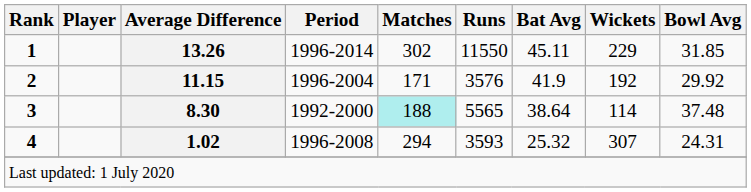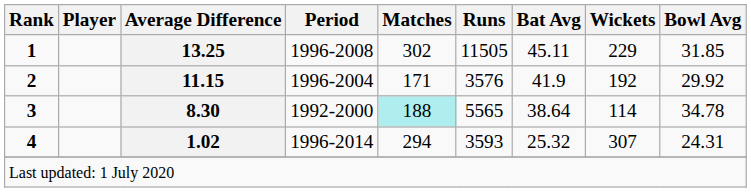(203, 50) 13.26 -> (203, 50) 13.25
(332, 50) 1996-2014 -> (332, 50) 1996-2008
(484, 50) 11550 -> (484, 50) 11505
(703, 111) 37.48 -> (703, 111) 34.78
(332, 141) 1996-2008 -> (332, 141) 1996-2014
